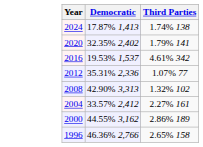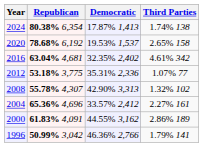+ column: (56, 12)
(113, 42) 32.35% 2,402 -> (113, 42) 19.53% 1,537
(170, 42) 1.79% 141 -> (170, 42) 2.65% 158
(113, 58) 19.53% 1,537 -> (113, 58) 32.35% 2,402
(170, 134) 2.65% 158 -> (170, 134) 1.79% 141
